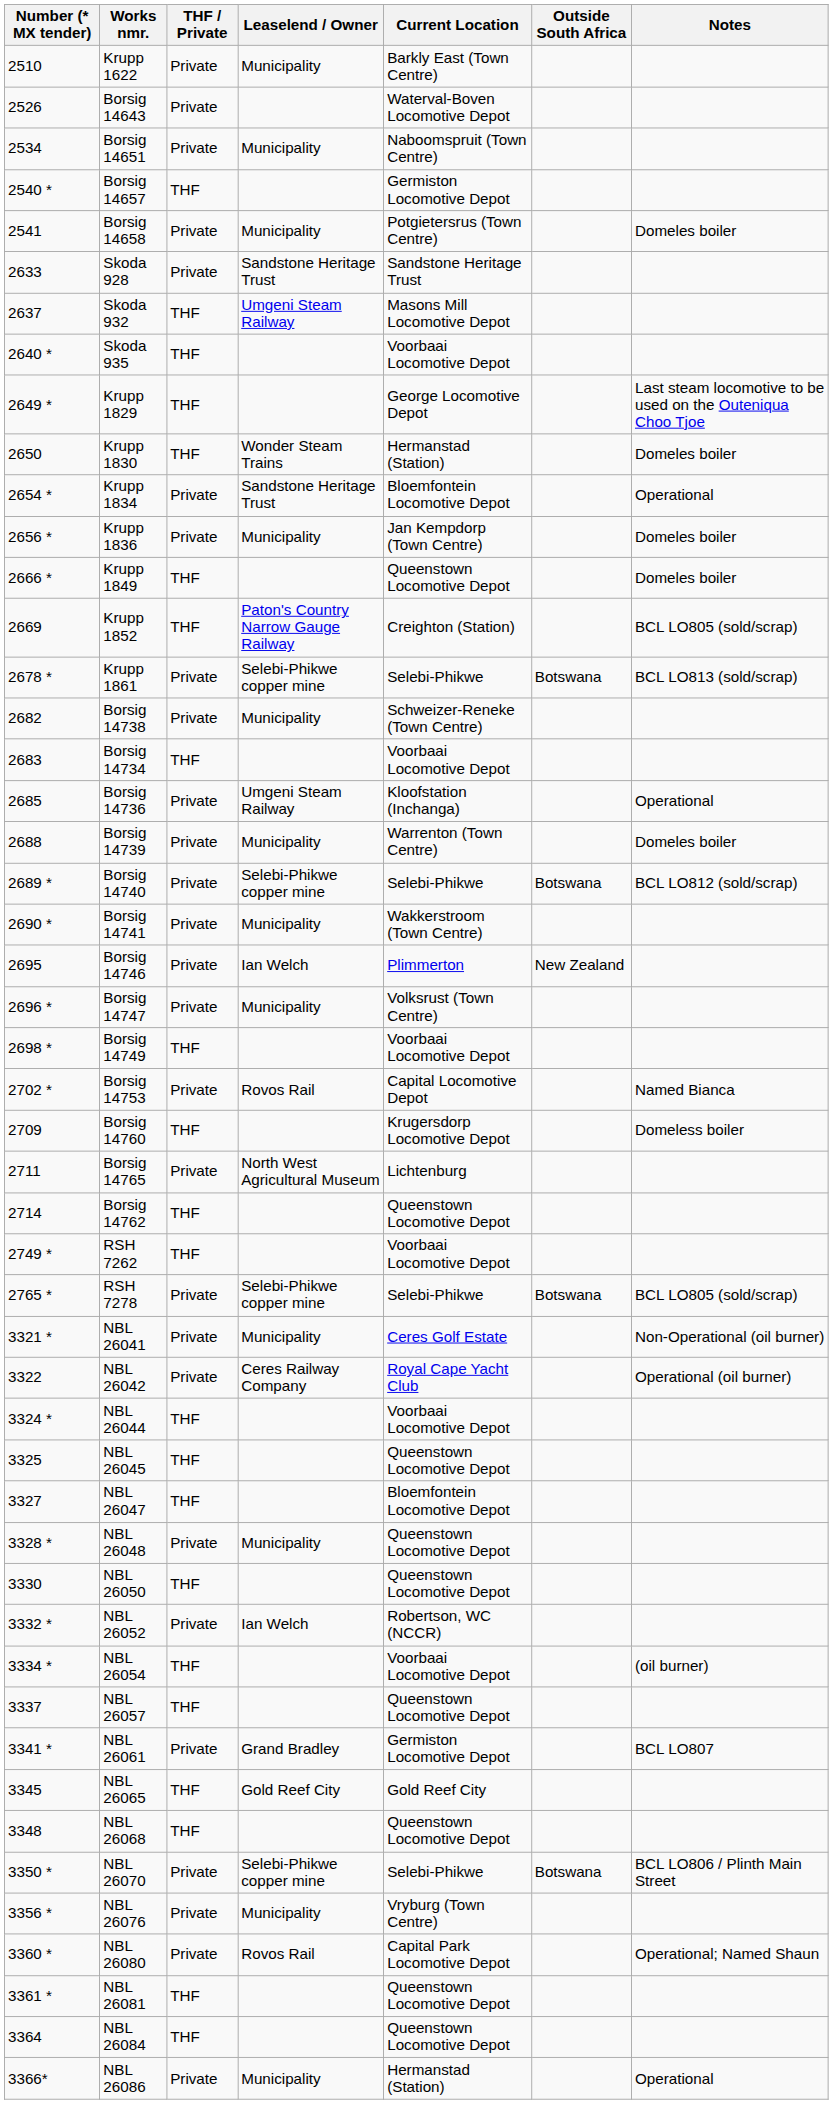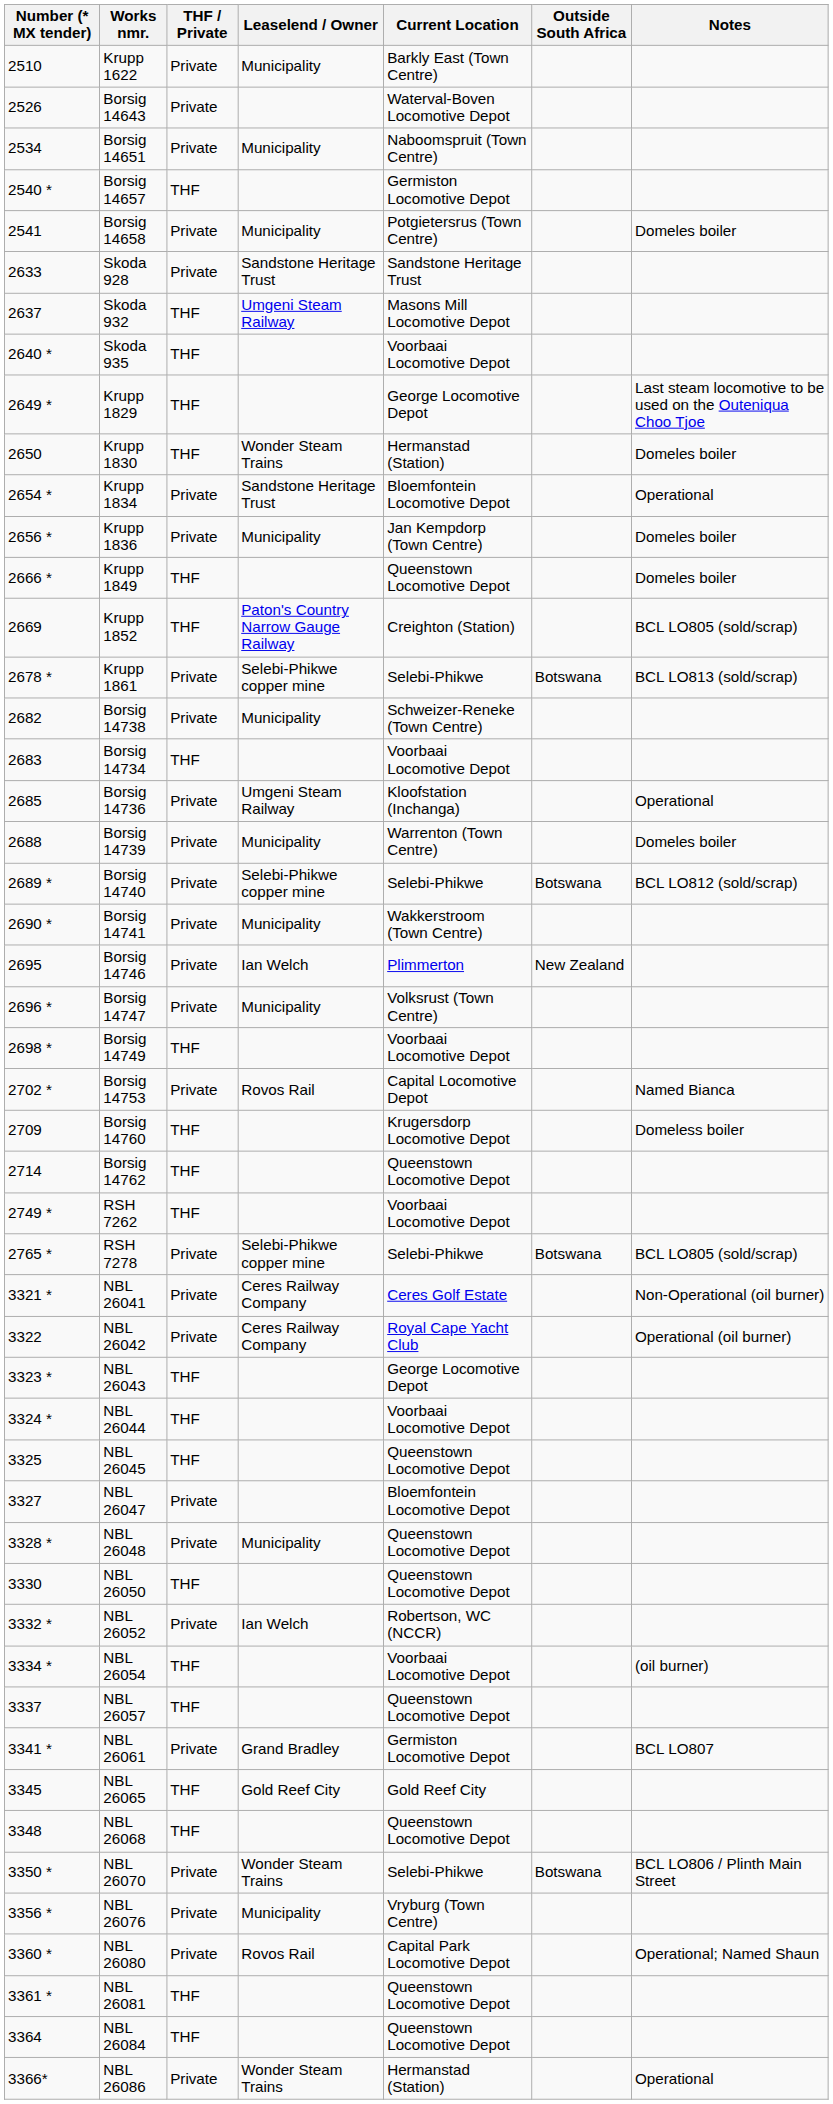- row: (125, 1171)
(281, 1336) Municipality -> (290, 1295) Ceres Railway Company
+ row: (124, 1377)
(185, 1501) THF -> (194, 1501) Private
(289, 1872) Selebi-Phikwe copper mine -> (292, 1872) Wonder Steam Trains
(281, 2078) Municipality -> (292, 2078) Wonder Steam Trains
